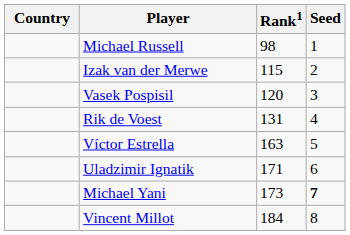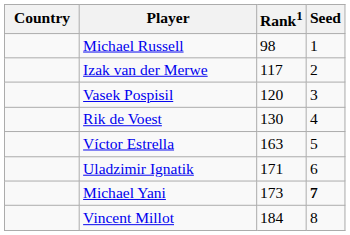(271, 70) 115 -> (271, 70) 117
(272, 119) 131 -> (272, 119) 130
